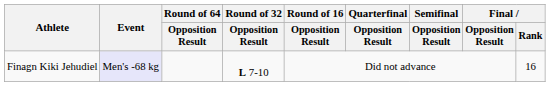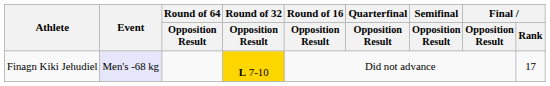(254, 73) no background -> (254, 73) gold background
(531, 66) 16 -> (531, 66) 17
